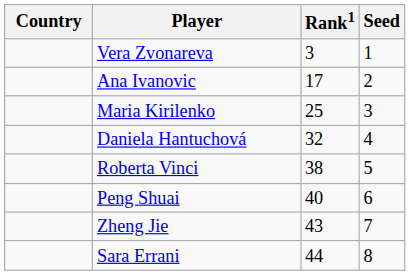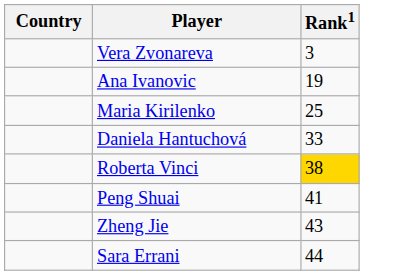- column: (382, 21)
(314, 81) 17 -> (314, 81) 19
(314, 139) 32 -> (314, 139) 33
(314, 168) no background -> (314, 168) gold background
(314, 197) 40 -> (314, 197) 41
